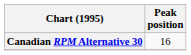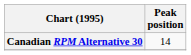(165, 41) 16 -> (165, 41) 14
